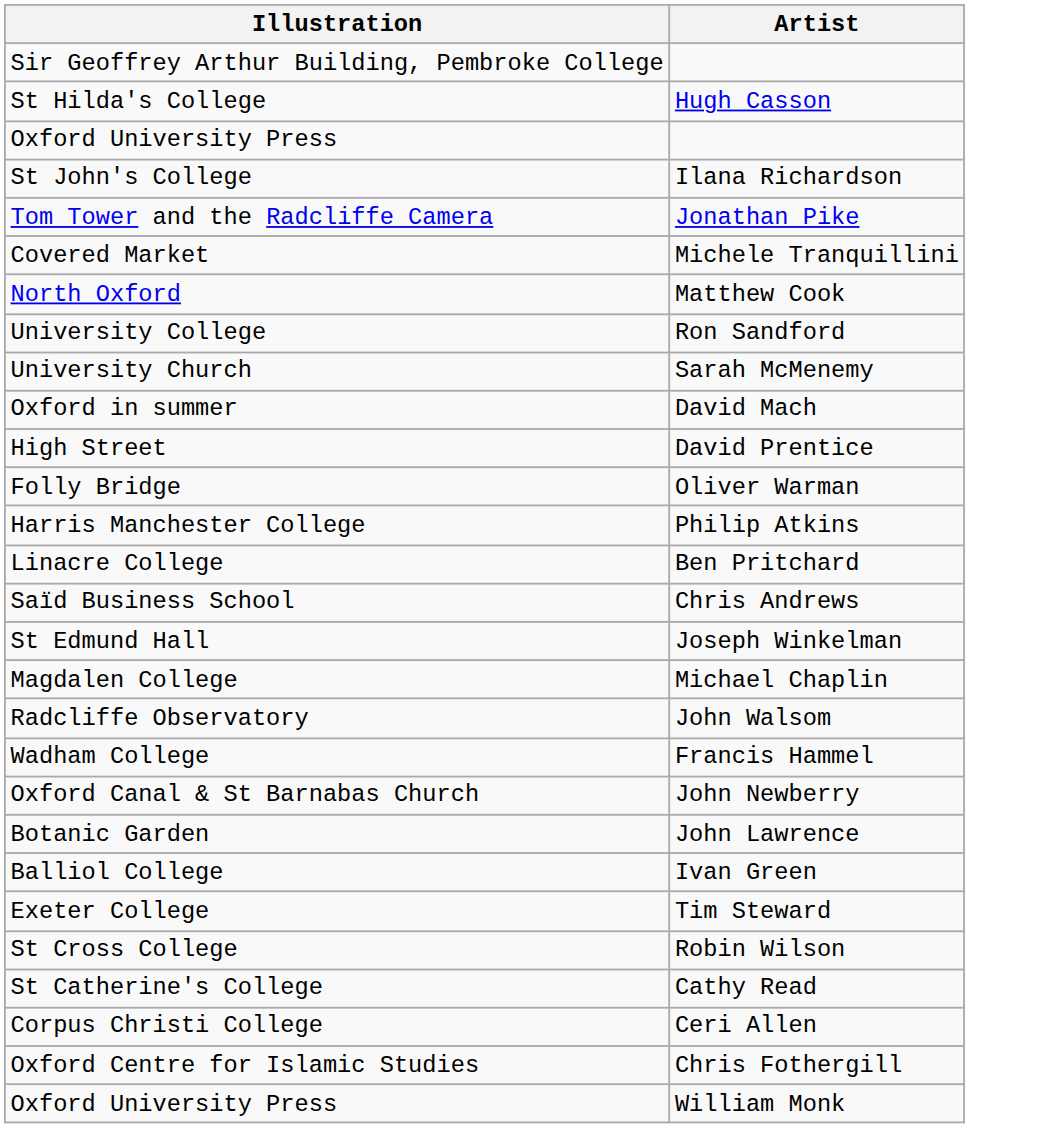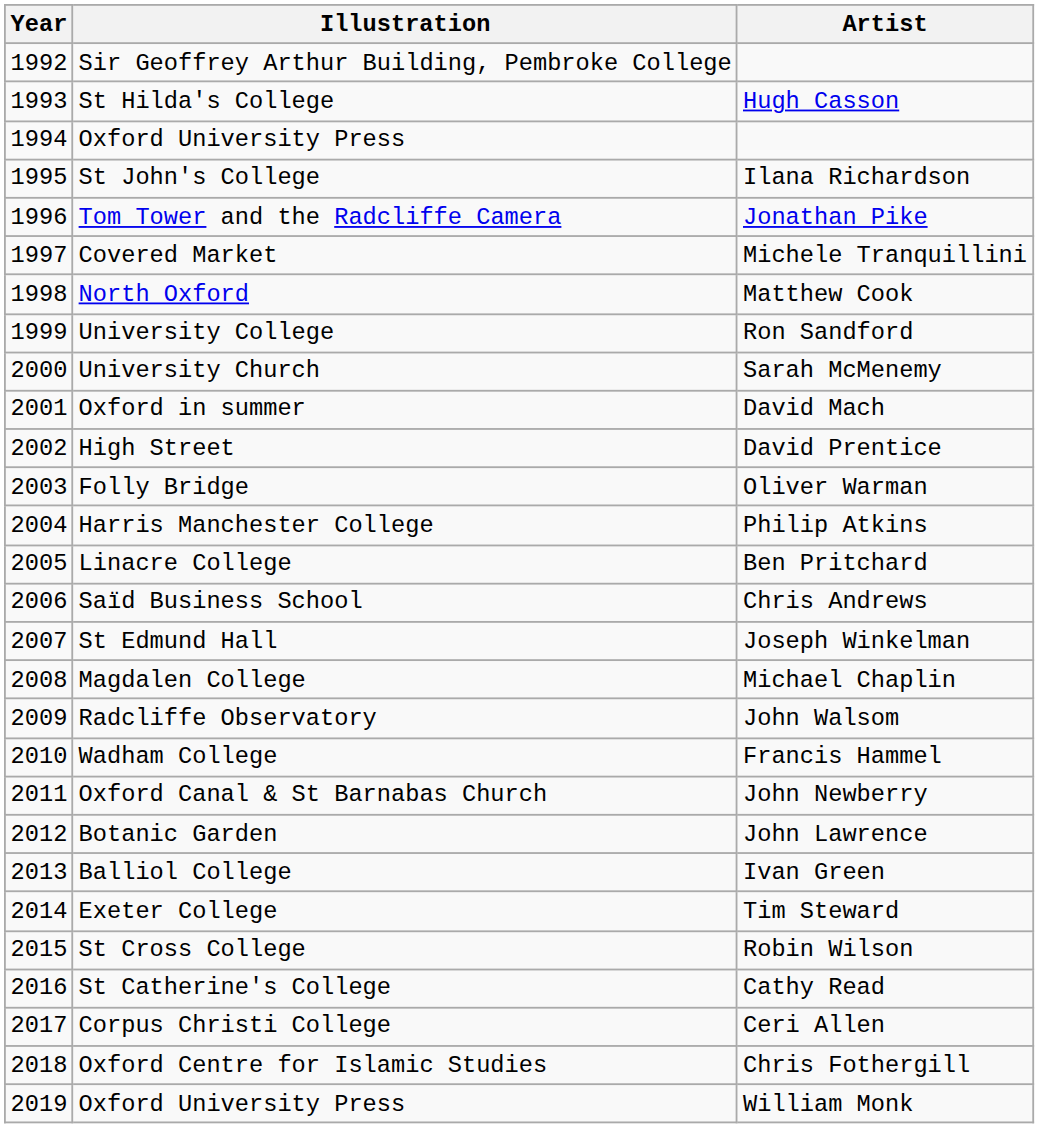+ column: (39, 24)
